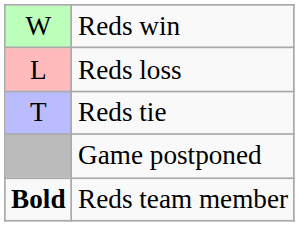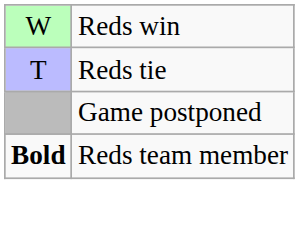- row: (130, 69)
